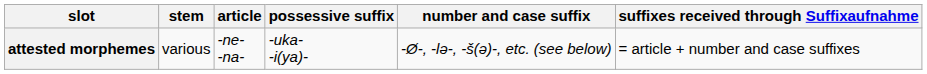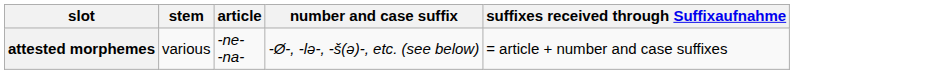- column: (331, 16)
